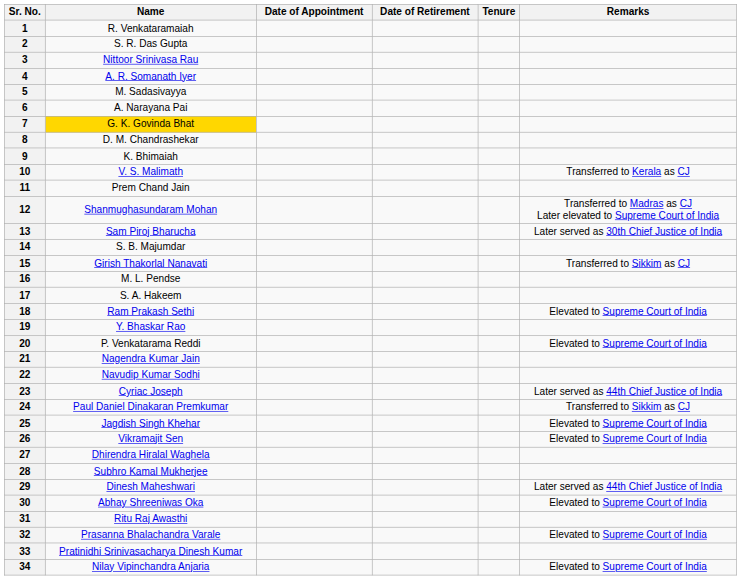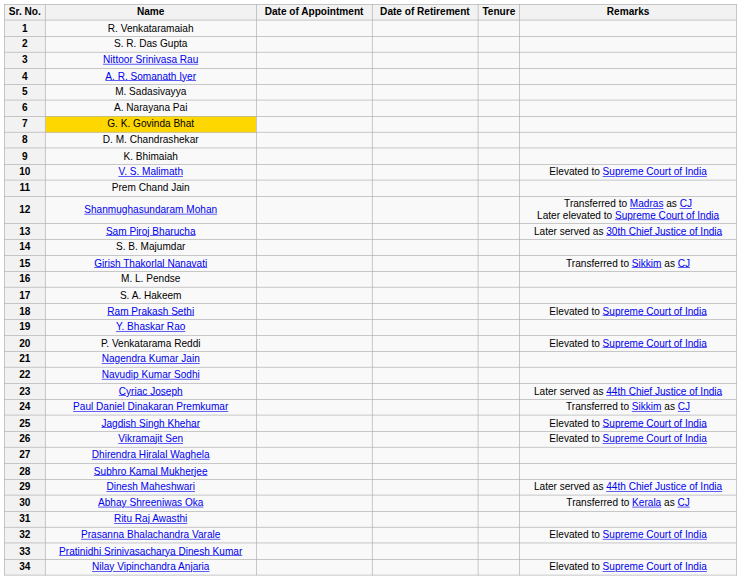(628, 172) Transferred to Kerala as CJ -> (628, 172) Elevated to Supreme Court of India
(628, 503) Elevated to Supreme Court of India -> (628, 503) Transferred to Kerala as CJ
